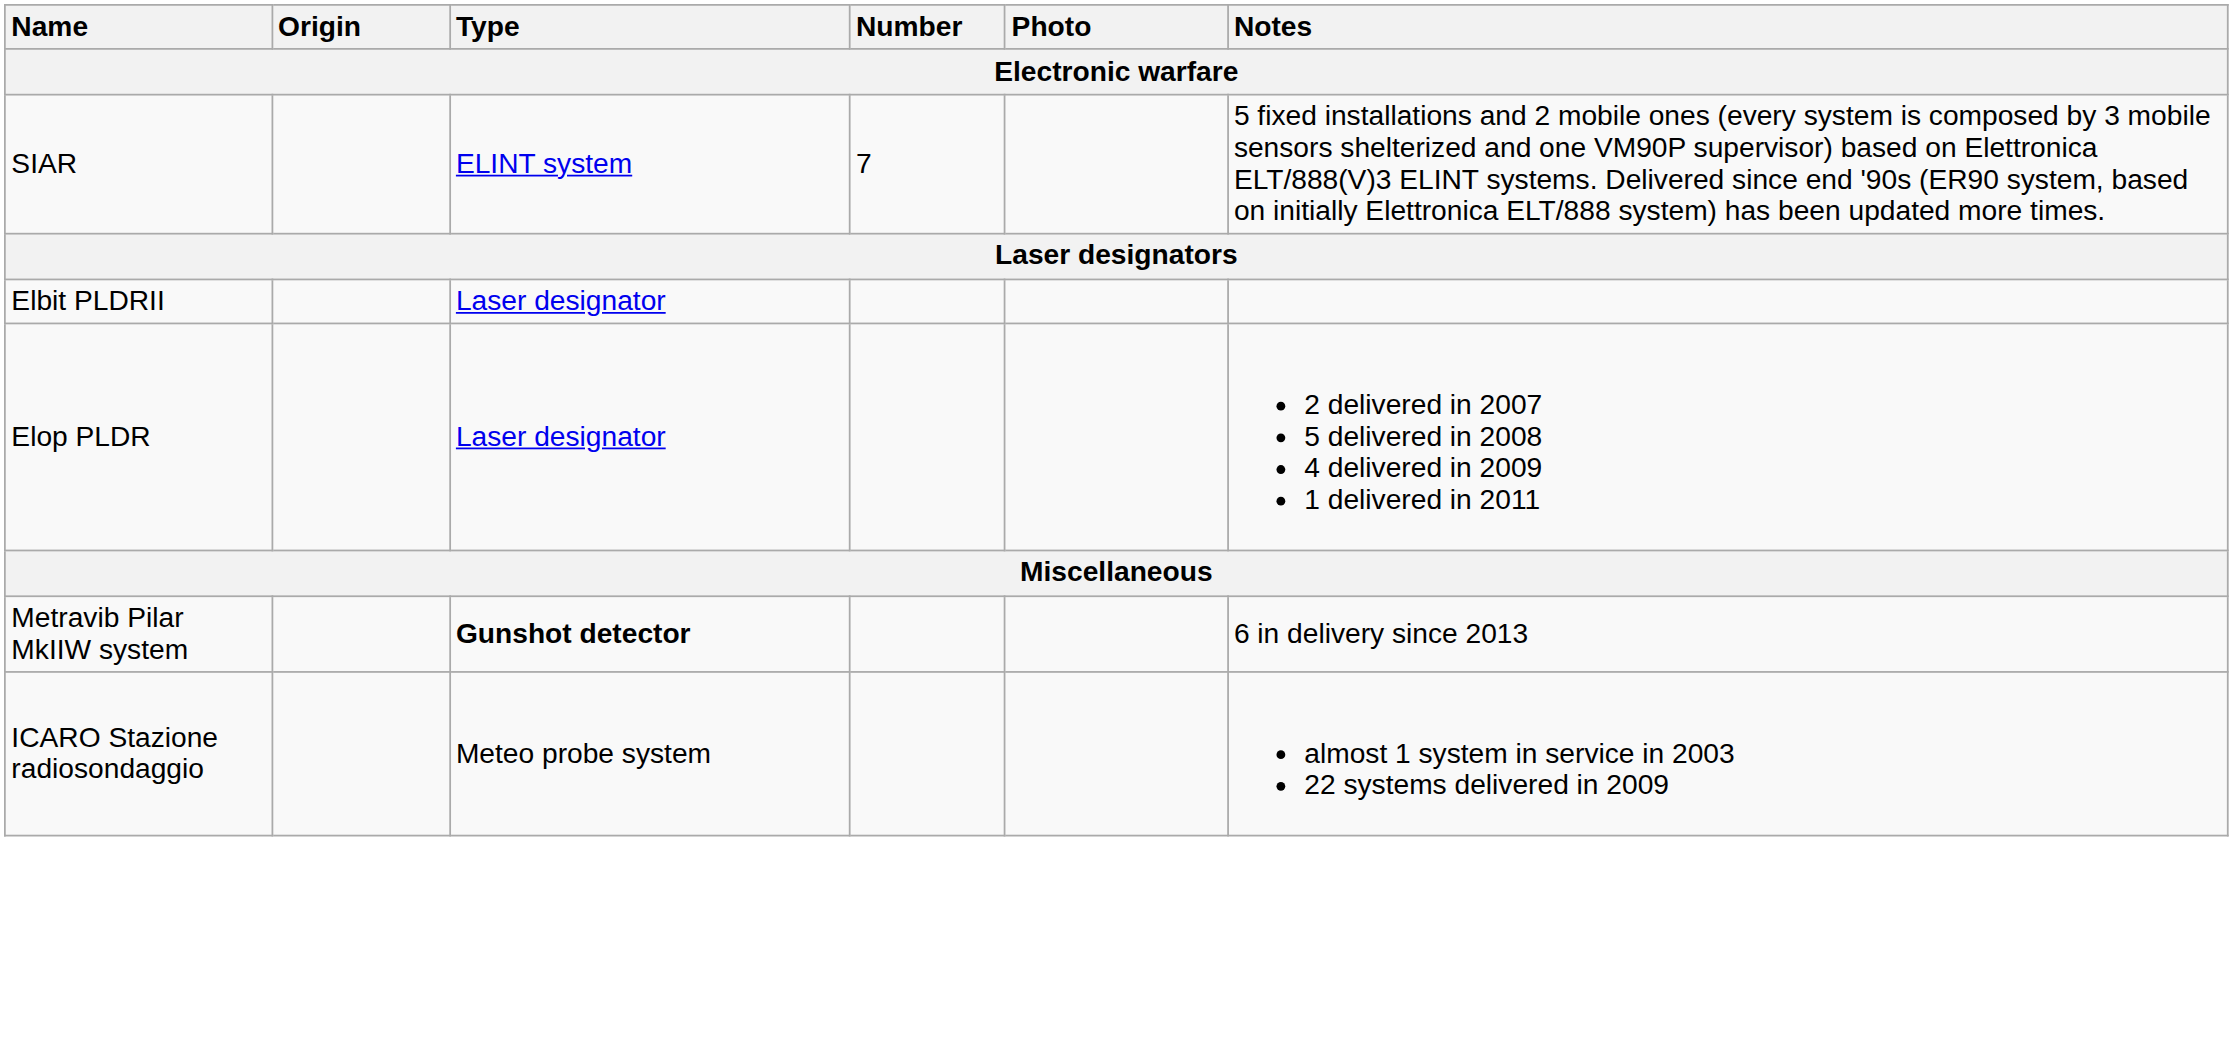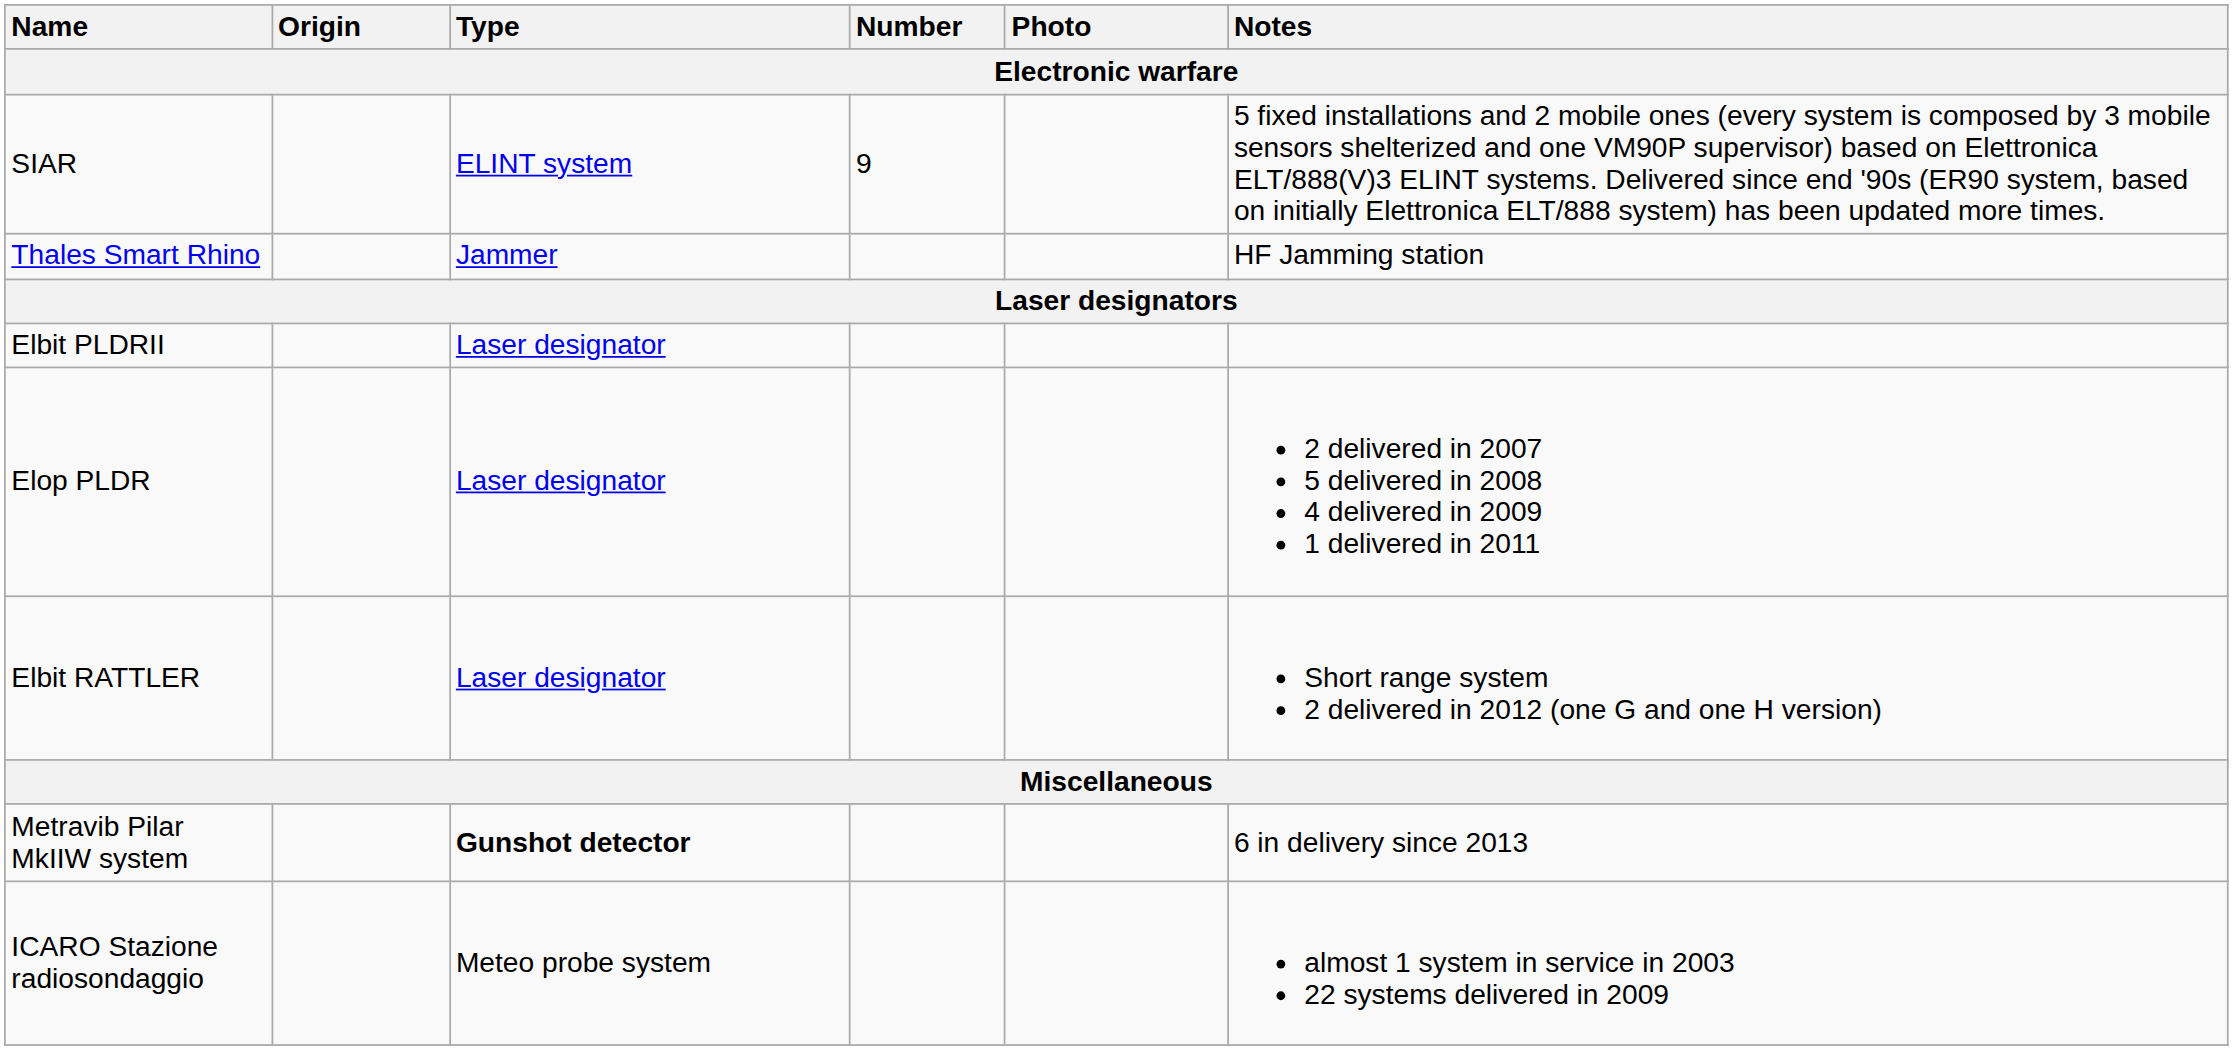(864, 163) 7 -> (864, 163) 9
+ row: (136, 255)
+ row: (106, 677)
